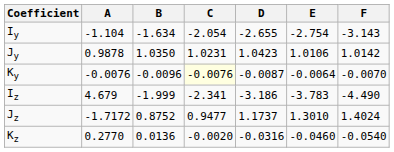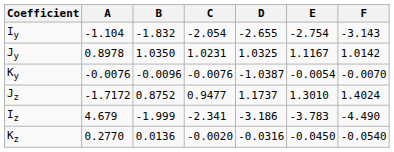(155, 33) -1.634 -> (155, 33) -1.832
(104, 53) 0.9878 -> (104, 53) 0.8978
(258, 53) 1.0423 -> (258, 53) 1.0325
(309, 53) 1.0106 -> (309, 53) 1.1167
(210, 74) lightyellow background -> (210, 74) no background
(261, 74) -0.0087 -> (261, 74) -1.0387
(312, 74) -0.0064 -> (312, 74) -0.0054
rows swapped: (13, 95) <-> (13, 116)
(312, 137) -0.0460 -> (312, 137) -0.0450
